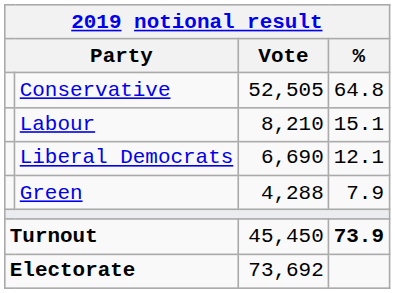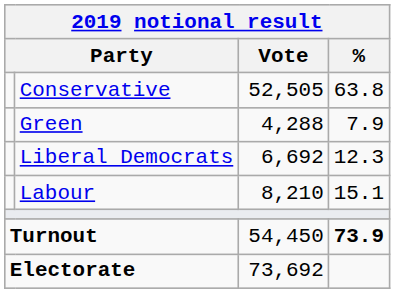(359, 90) 64.8 -> (359, 90) 63.8
rows swapped: (57, 124) <-> (51, 192)
(292, 158) 6,690 -> (292, 158) 6,692
(359, 158) 12.1 -> (359, 158) 12.3
(286, 236) 45,450 -> (286, 236) 54,450
